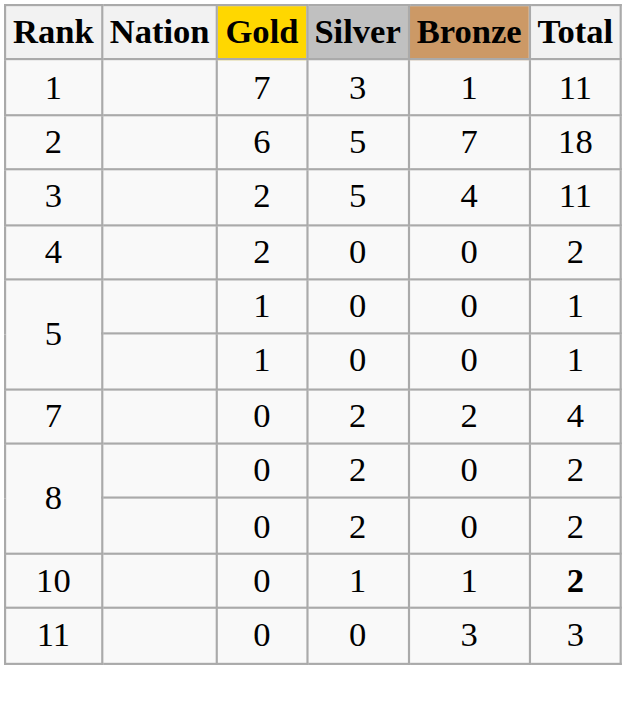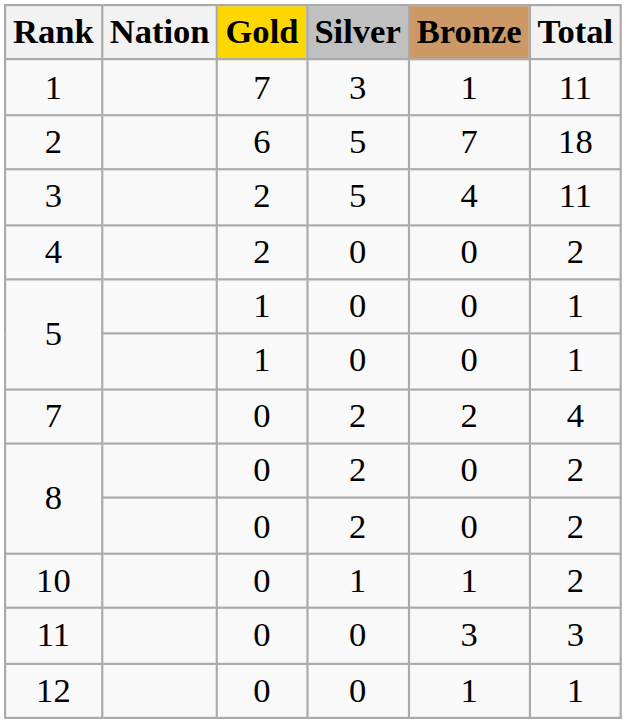(575, 580) bold -> (575, 580) normal
+ row: (53, 689)
